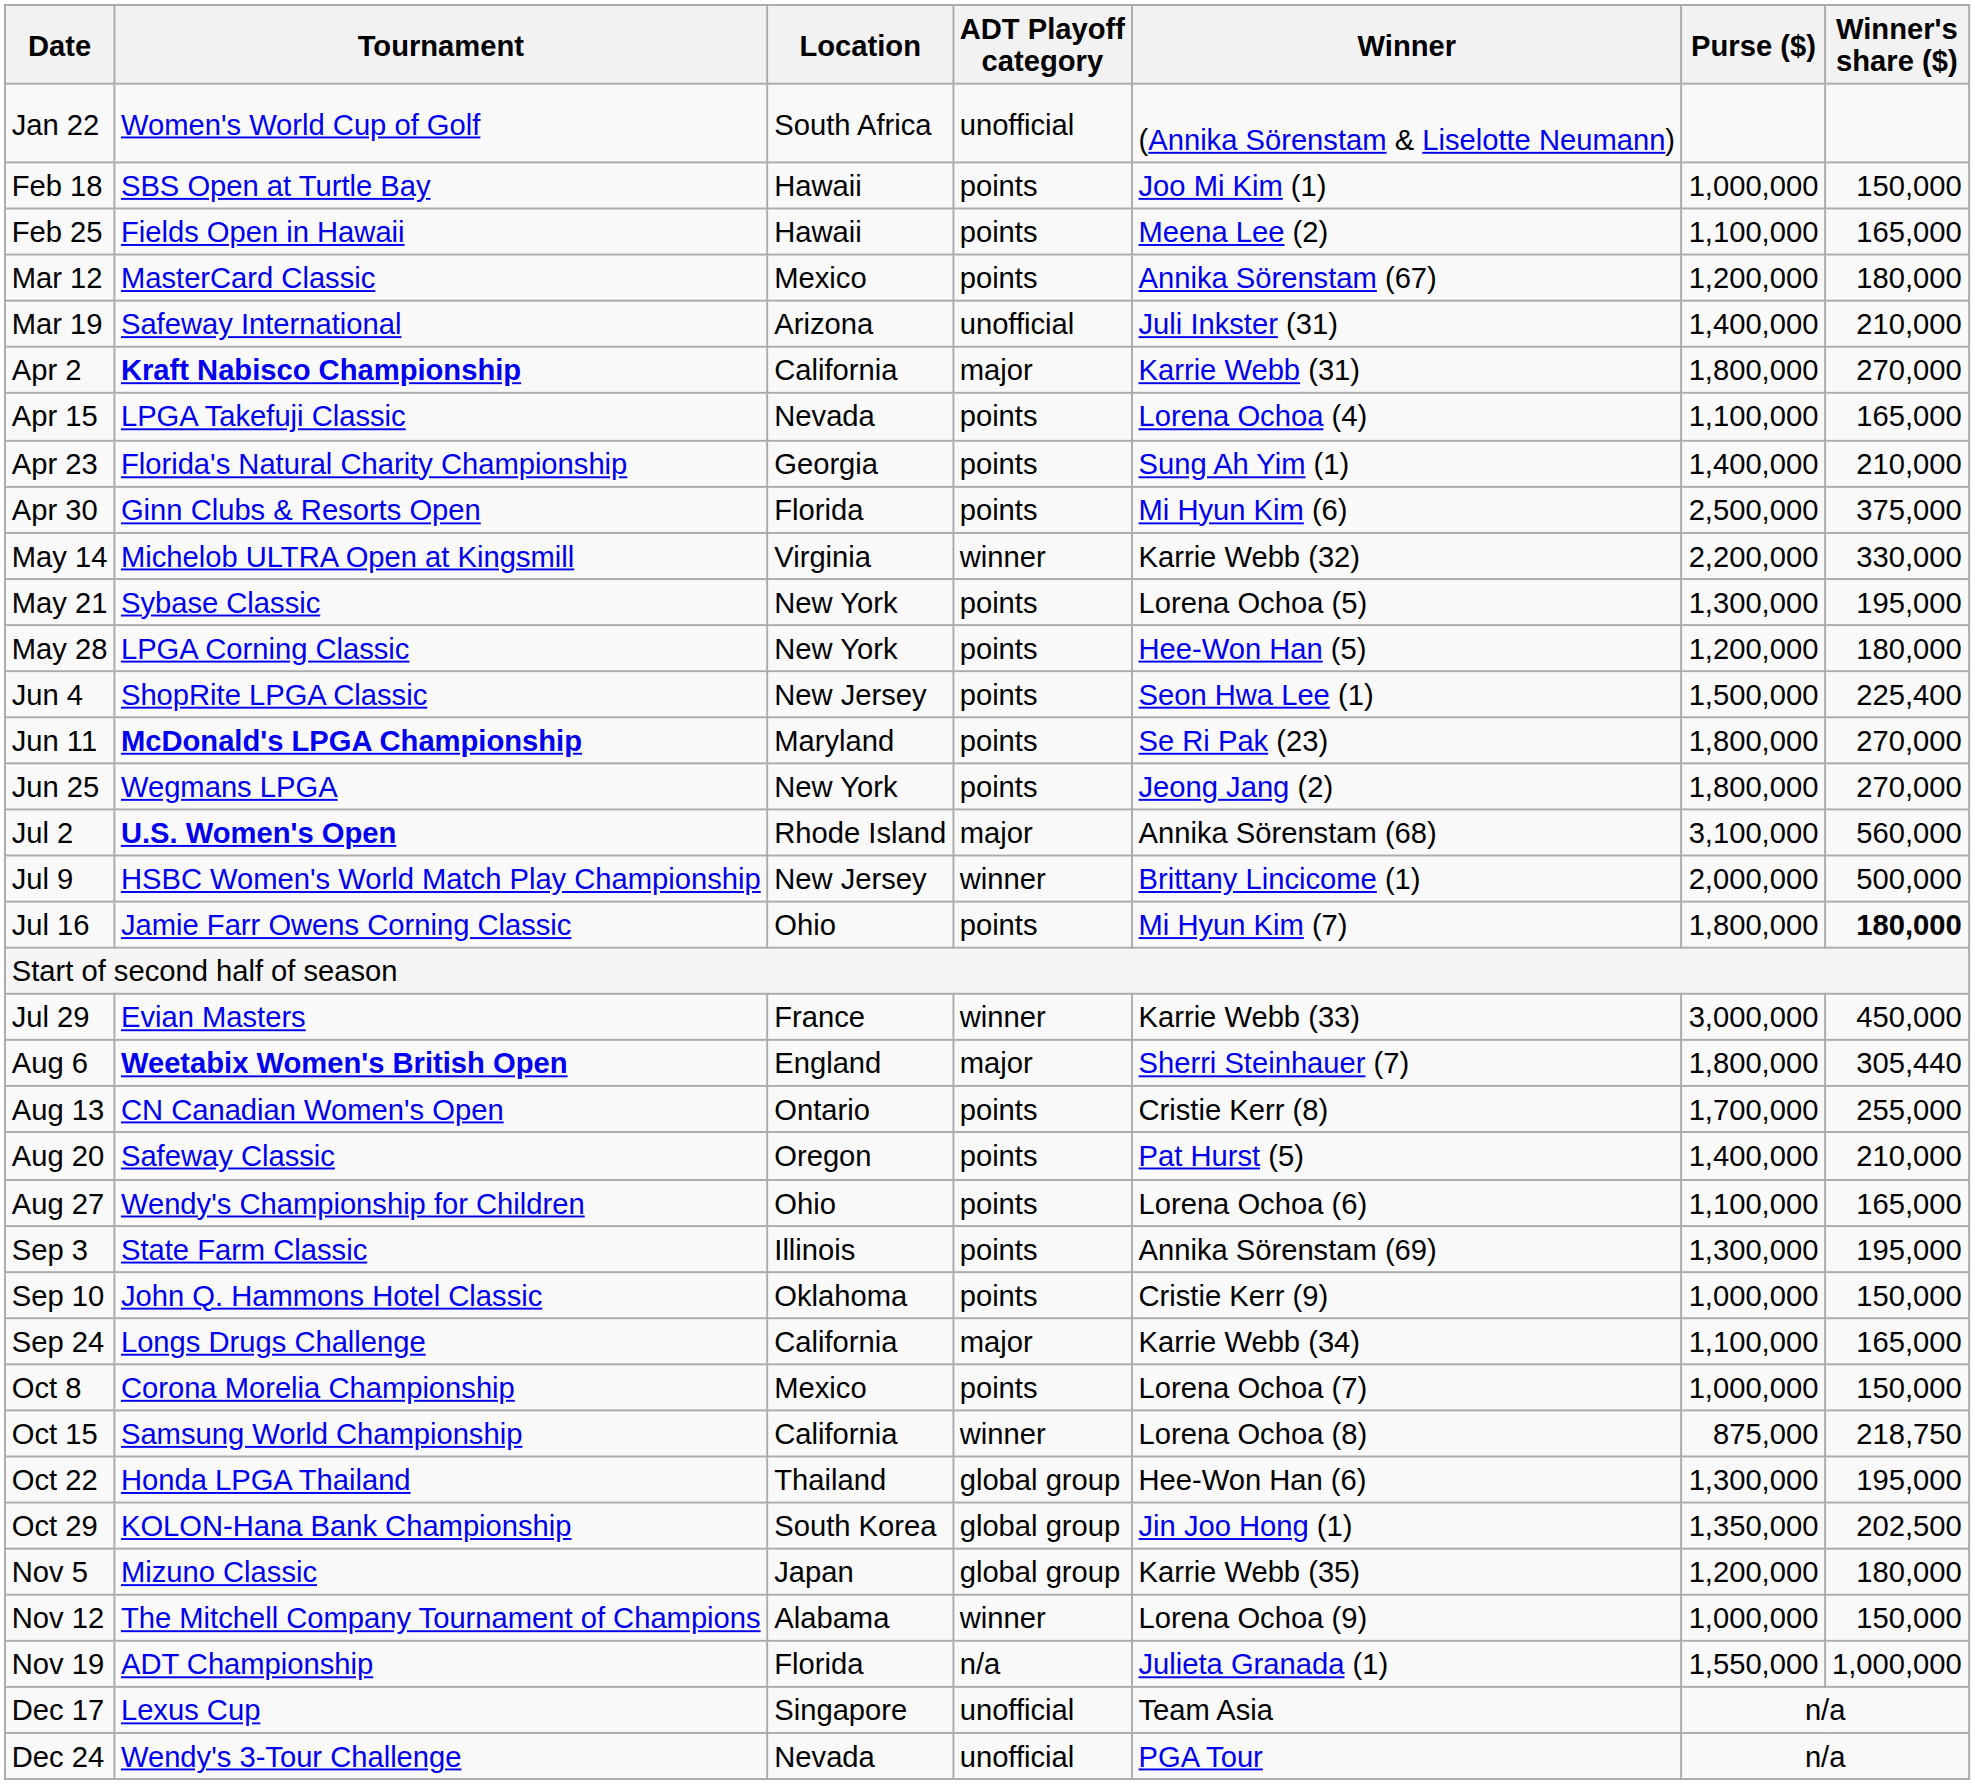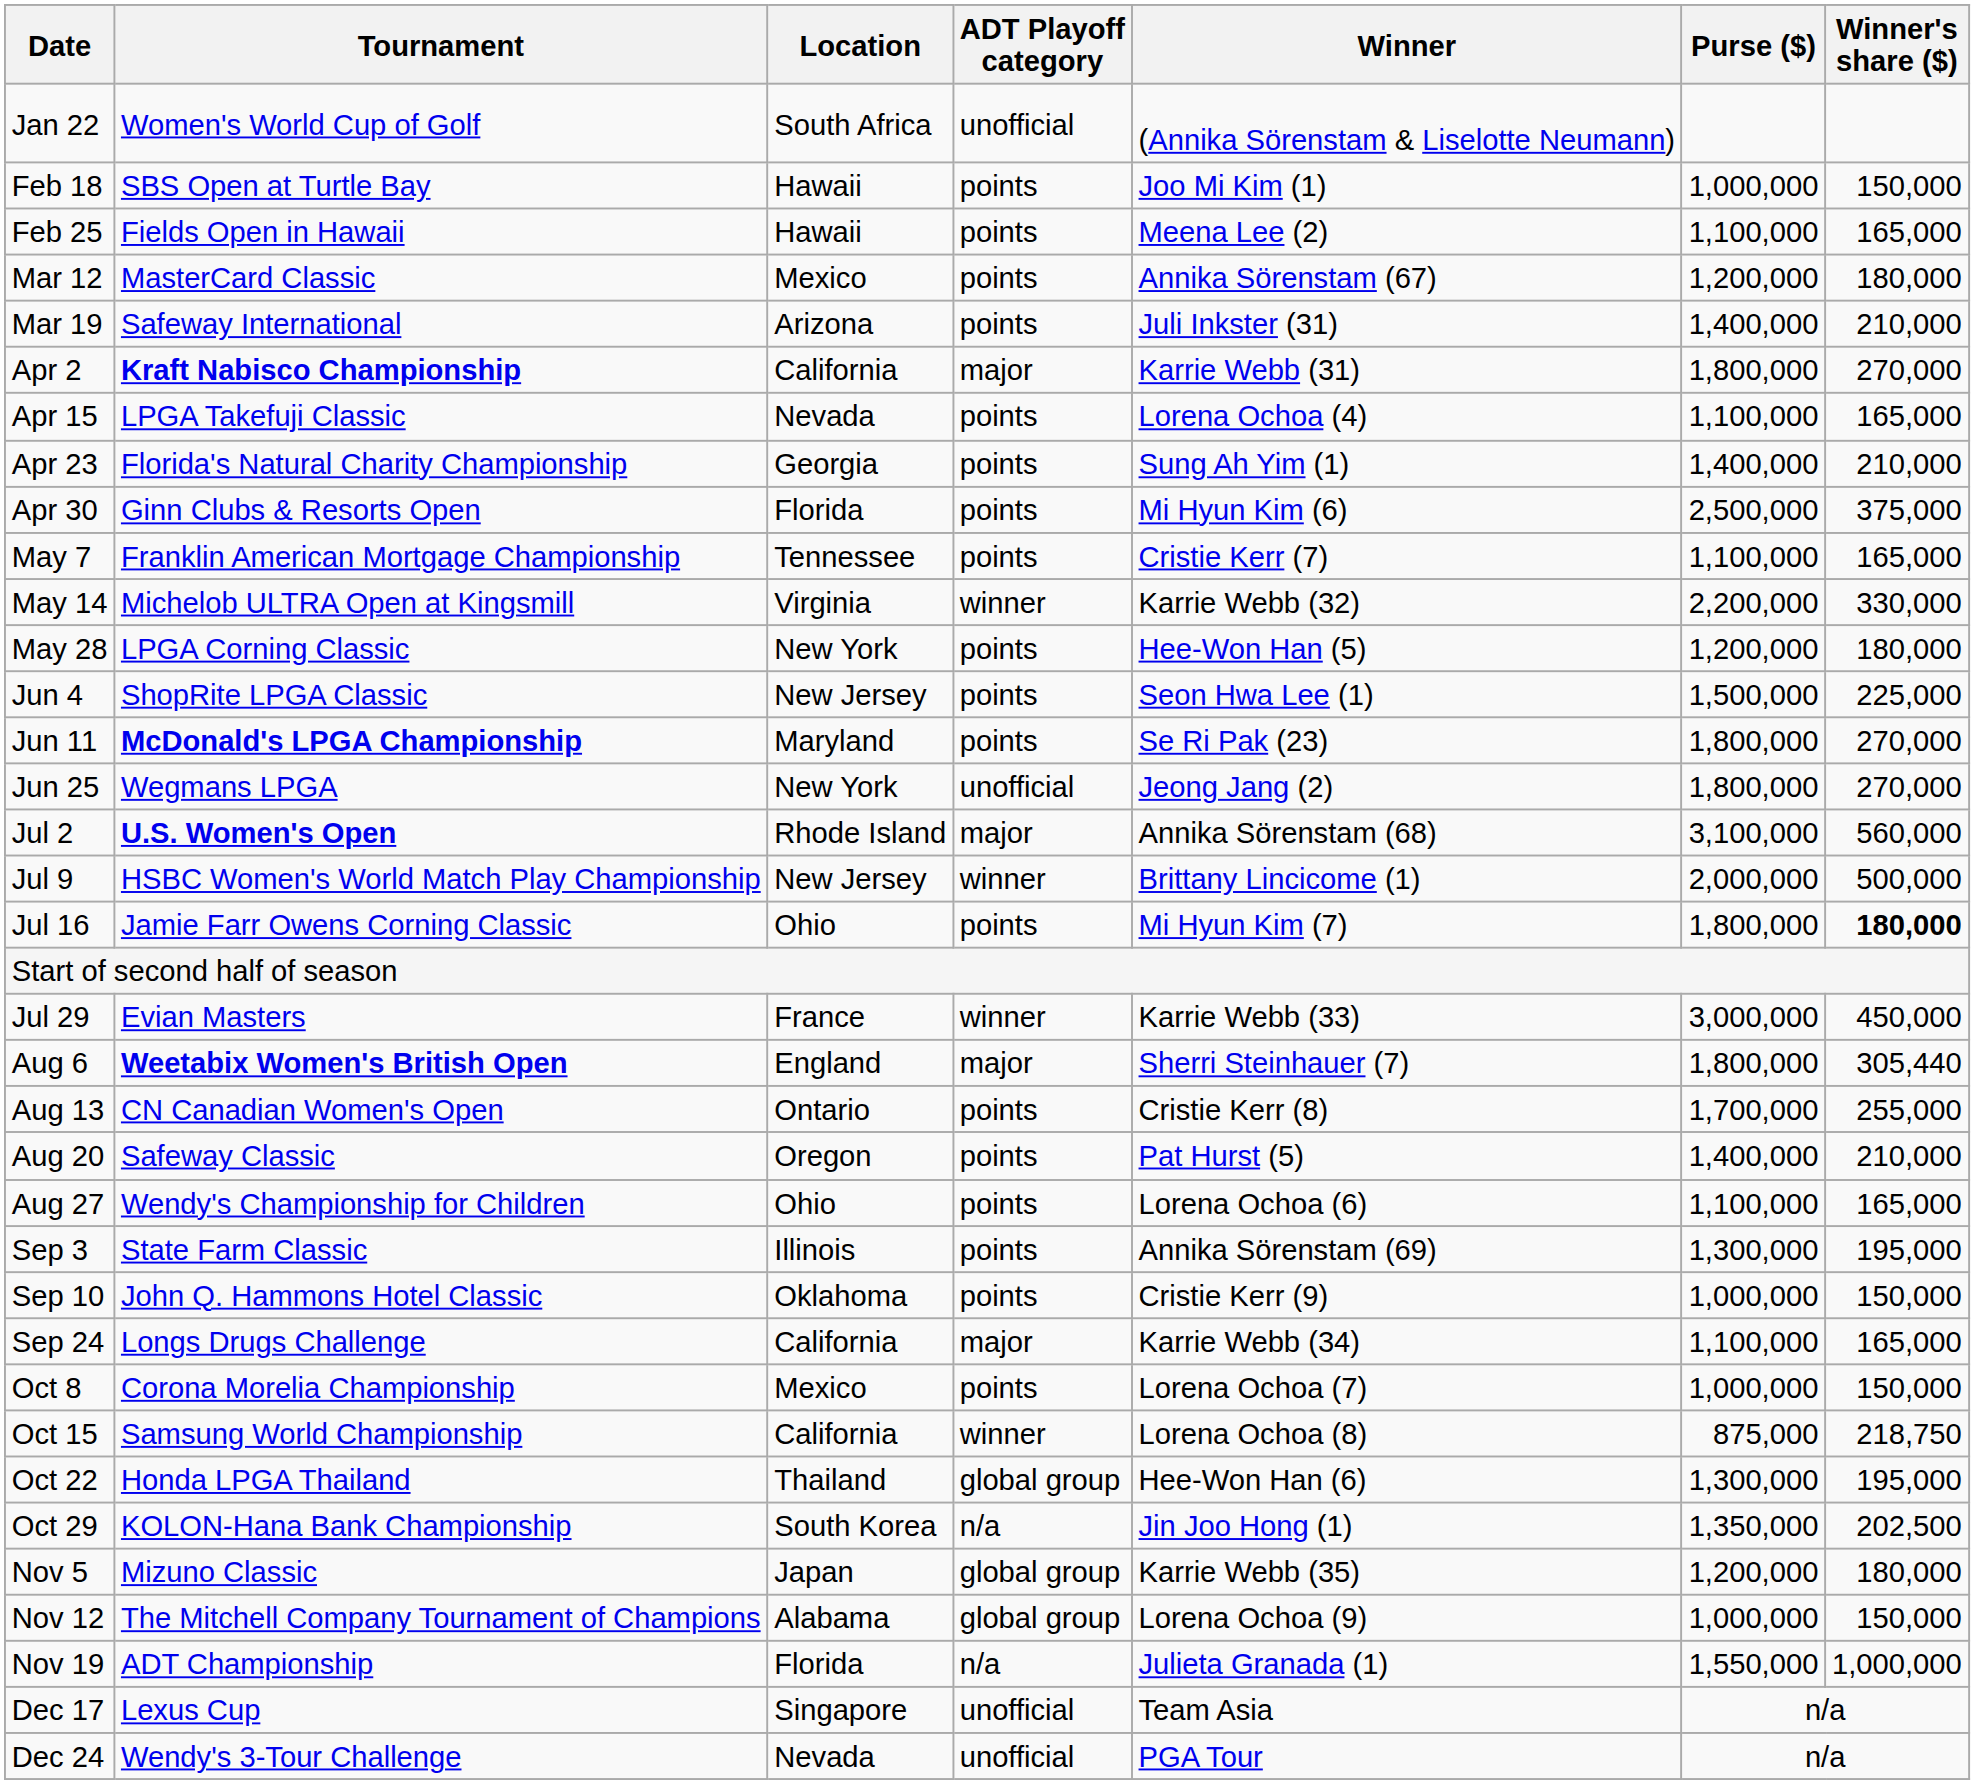(1017, 325) unofficial -> (999, 325) points
+ row: (51, 556)
- row: (60, 602)
(1909, 694) 225,400 -> (1909, 694) 225,000
(999, 787) points -> (1017, 787) unofficial
(1040, 1526) global group -> (980, 1526) n/a
(1003, 1618) winner -> (1040, 1618) global group
